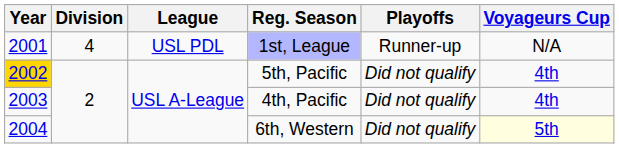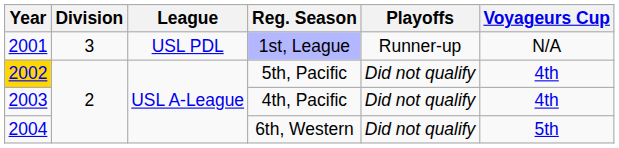(89, 45) 4 -> (89, 45) 3
(547, 128) lightyellow background -> (547, 128) no background
